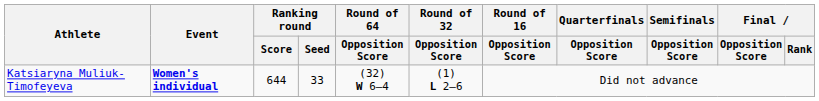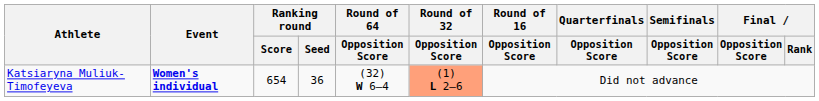(276, 80) 644 -> (276, 80) 654
(317, 80) 33 -> (317, 80) 36
(446, 80) no background -> (446, 80) lightsalmon background
